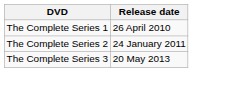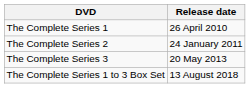+ row: (86, 75)
